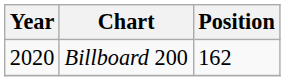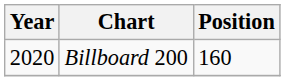(215, 57) 162 -> (215, 57) 160
